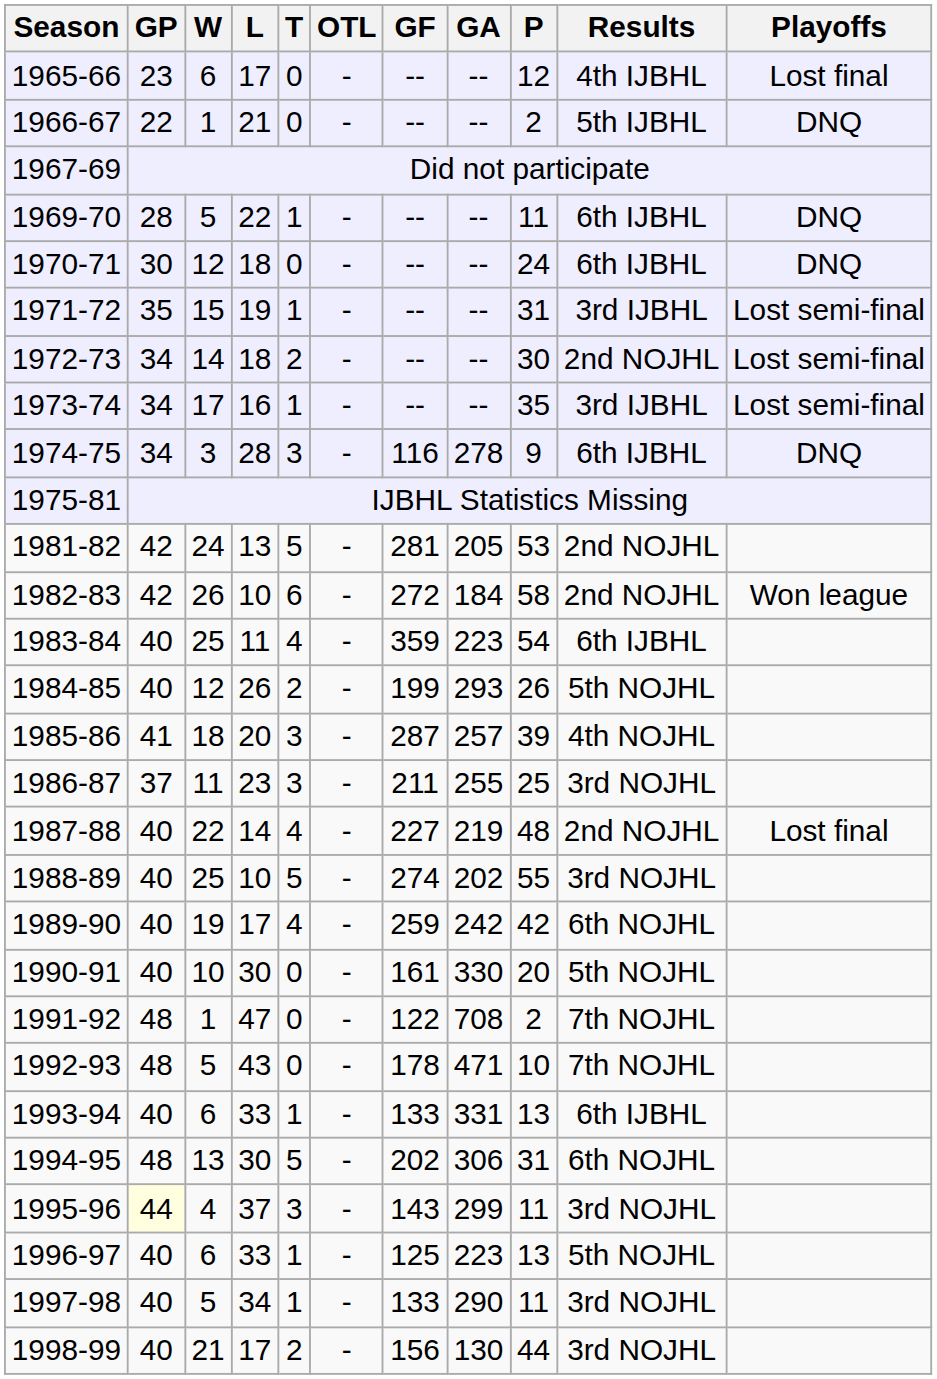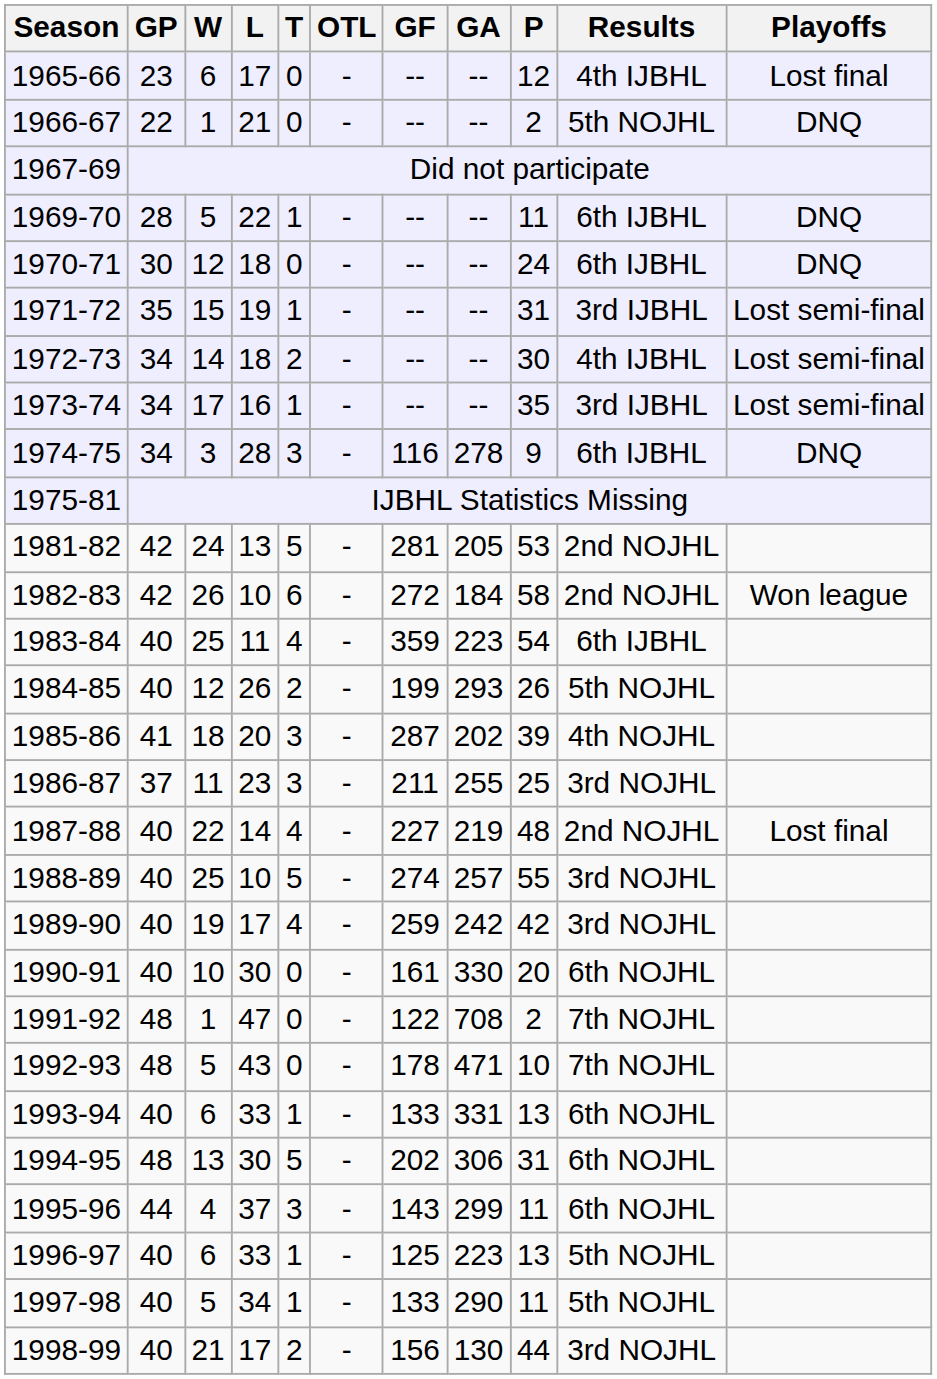(642, 122) 5th IJBHL -> (642, 122) 5th NOJHL
(642, 358) 2nd NOJHL -> (642, 358) 4th IJBHL
(478, 736) 257 -> (478, 736) 202
(478, 877) 202 -> (478, 877) 257
(642, 924) 6th NOJHL -> (642, 924) 3rd NOJHL
(642, 972) 5th NOJHL -> (642, 972) 6th NOJHL
(642, 1113) 6th IJBHL -> (642, 1113) 6th NOJHL
(156, 1208) lightyellow background -> (156, 1208) no background
(642, 1208) 3rd NOJHL -> (642, 1208) 6th NOJHL
(642, 1302) 3rd NOJHL -> (642, 1302) 5th NOJHL
